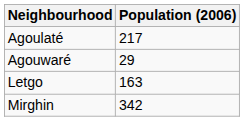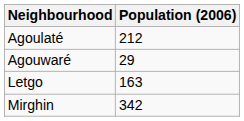(131, 37) 217 -> (131, 37) 212
